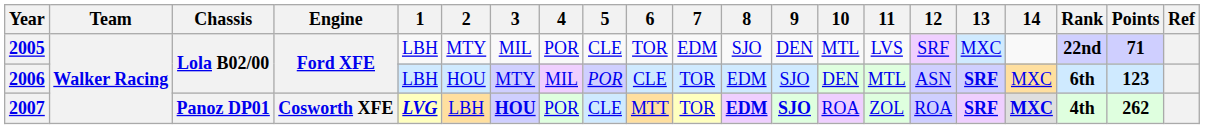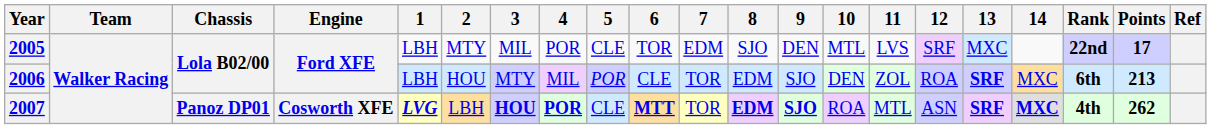(1136, 48) 71 -> (1142, 48) 17
(887, 78) MTL -> (893, 78) ZOL
(933, 78) ASN -> (939, 78) ROA
(1136, 78) 123 -> (1142, 78) 213
(562, 107) normal -> (563, 107) bold
(650, 107) normal -> (654, 107) bold
(887, 107) ZOL -> (893, 107) MTL
(933, 107) ROA -> (939, 107) ASN
